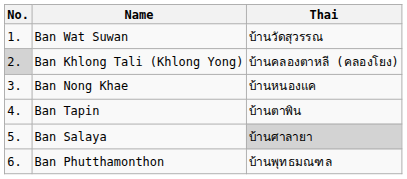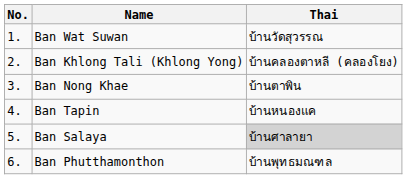(15, 61) lightgrey background -> (15, 61) no background
(283, 86) บ้านหนองแค -> (275, 86) บ้านตาพิน
(275, 111) บ้านตาพิน -> (283, 111) บ้านหนองแค
